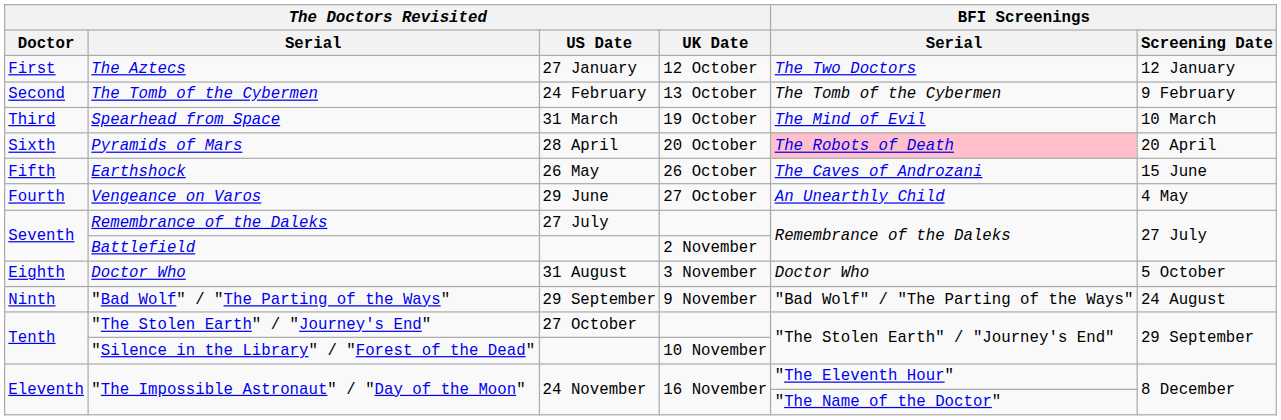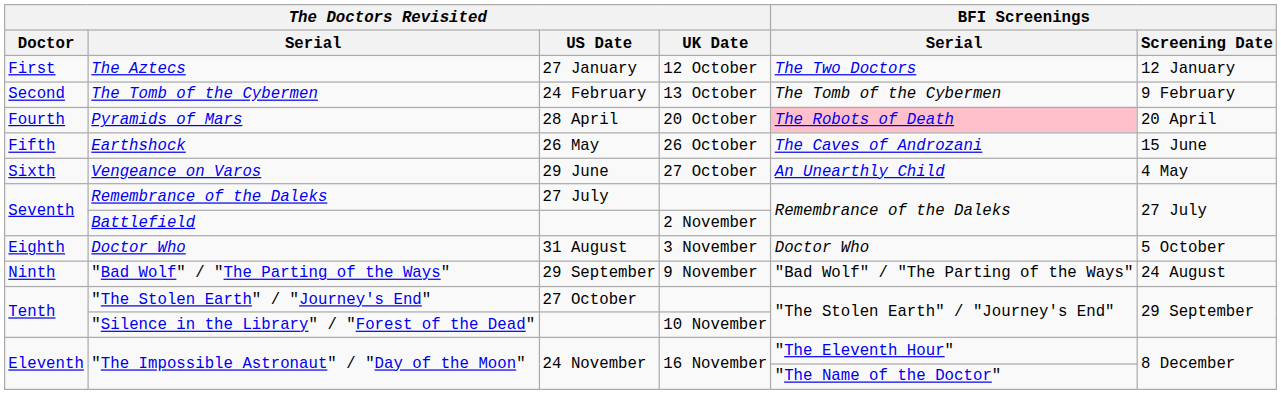- row: (186, 120)
(32, 146) Sixth -> (37, 120) Fourth
(37, 197) Fourth -> (32, 171) Sixth
